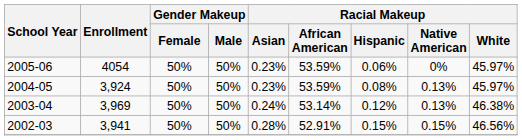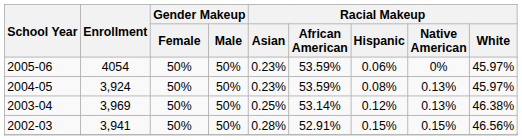(269, 106) 0.24% -> (269, 106) 0.25%
